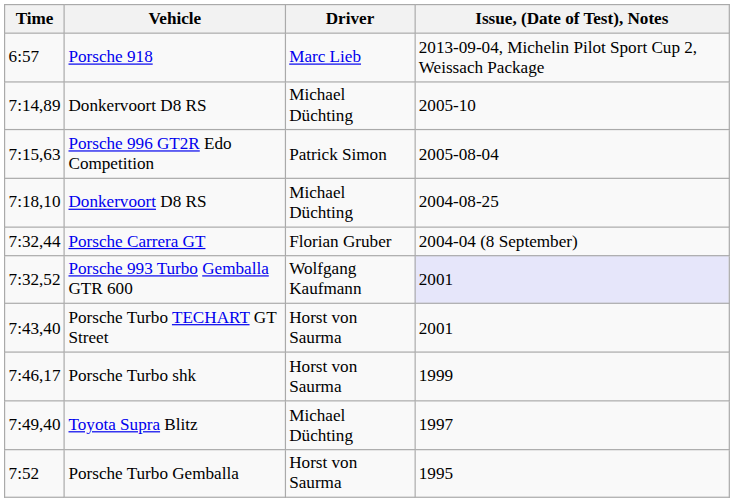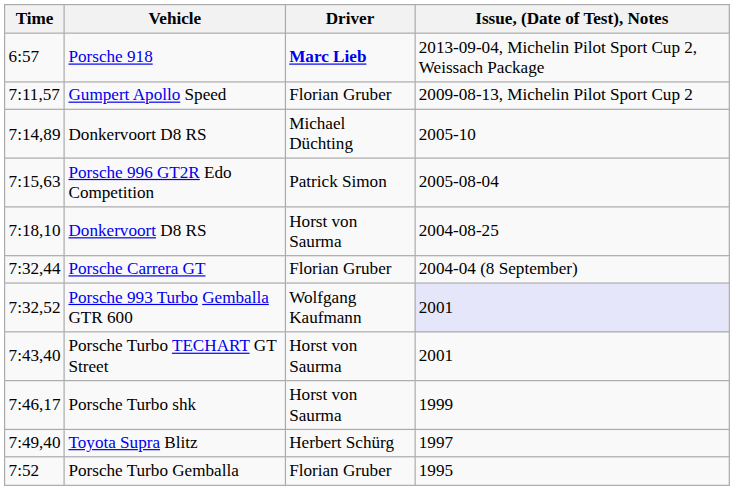(325, 57) normal -> (328, 57) bold
+ row: (34, 95)
(321, 202) Michael Düchting -> (323, 231) Horst von Saurma
(321, 425) Michael Düchting -> (342, 443) Herbert Schürg
(323, 473) Horst von Saurma -> (340, 471) Florian Gruber
